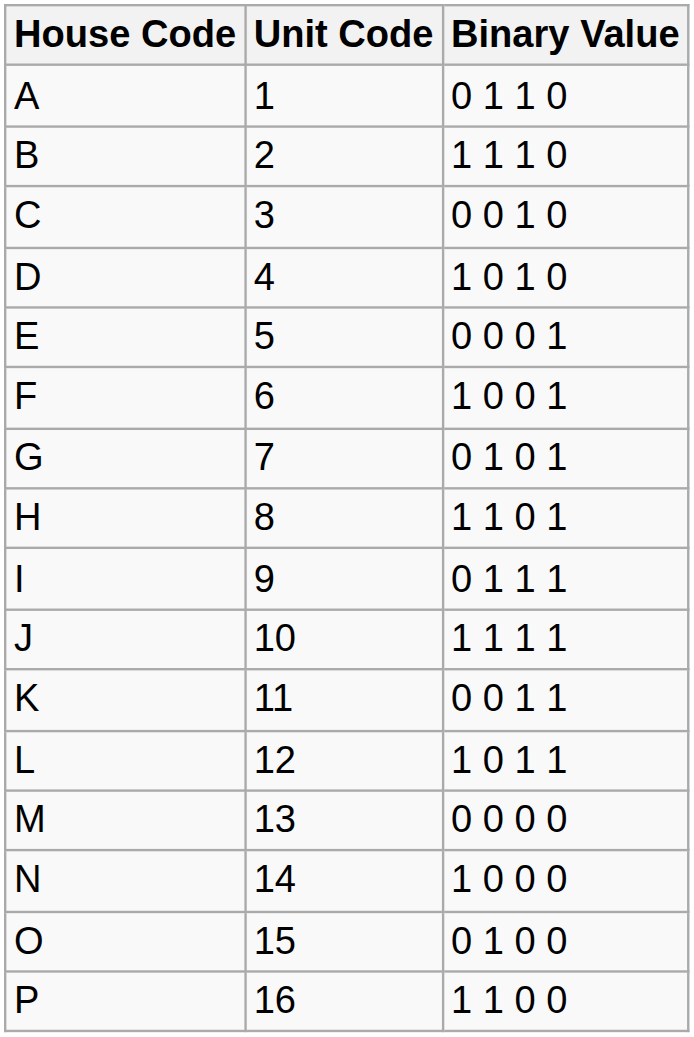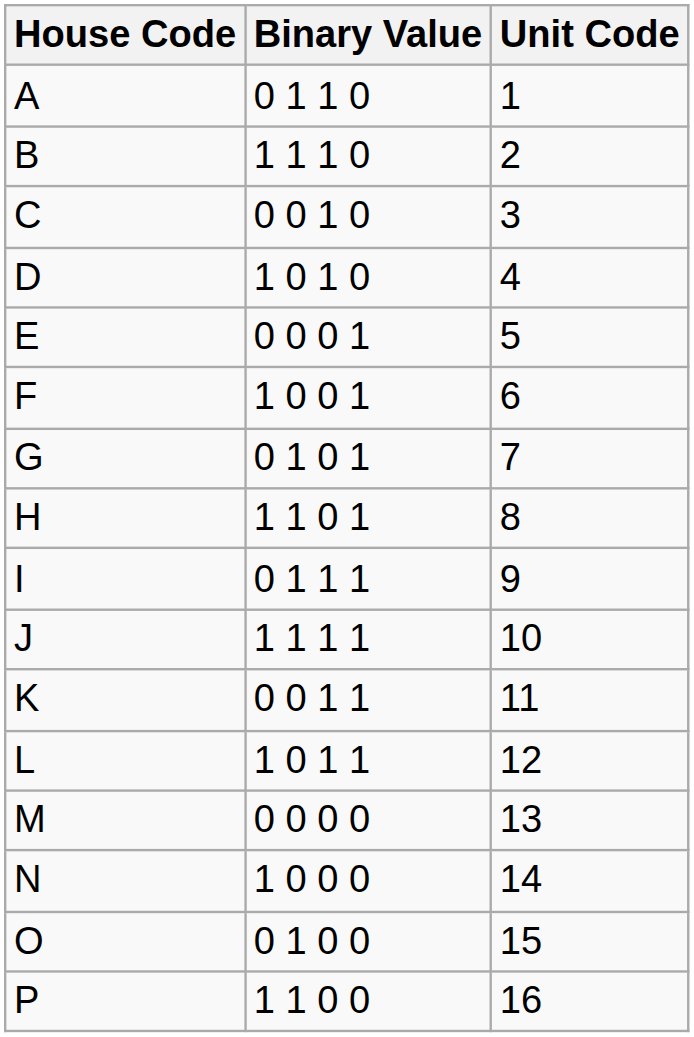columns swapped: (344, 34) <-> (565, 34)
